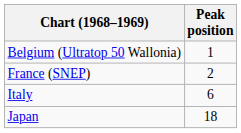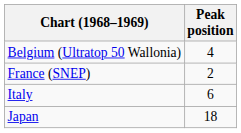(210, 52) 1 -> (210, 52) 4
